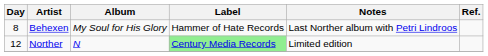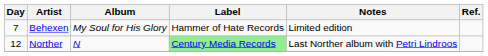(16, 28) 8 -> (16, 28) 7
(373, 28) Last Norther album with Petri Lindroos -> (320, 28) Limited edition
(320, 43) Limited edition -> (373, 43) Last Norther album with Petri Lindroos
